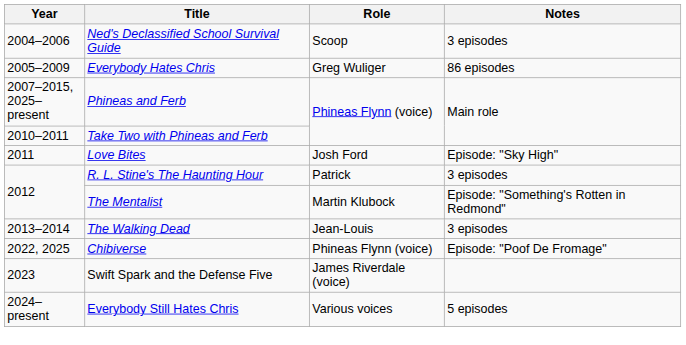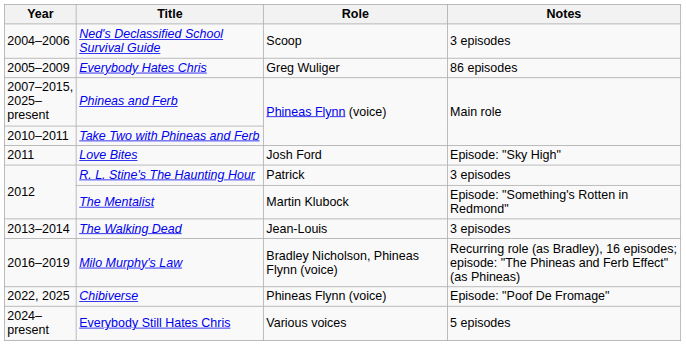+ row: (131, 262)
- row: (180, 275)
